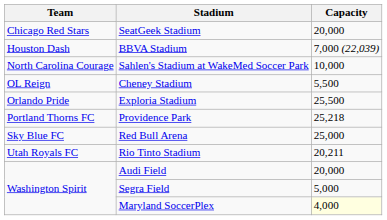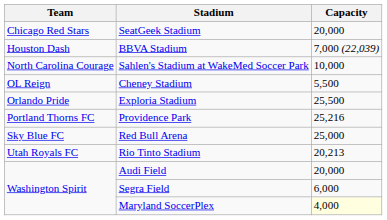(329, 118) 25,218 -> (329, 118) 25,216
(329, 153) 20,211 -> (329, 153) 20,213
(326, 188) 5,000 -> (326, 188) 6,000
